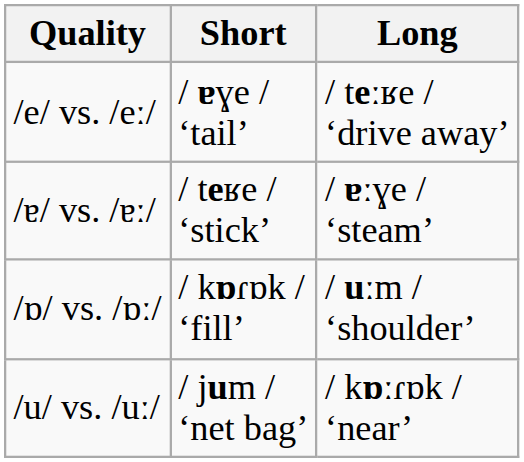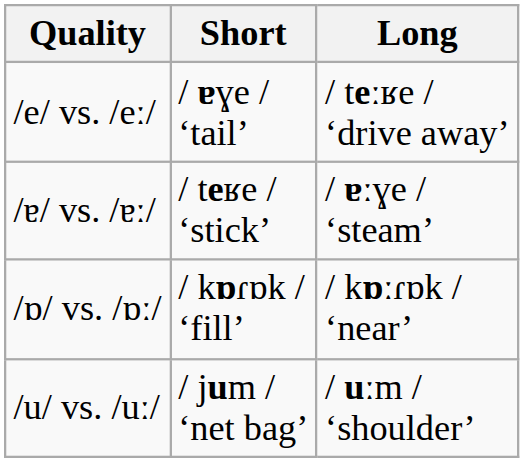(400, 308) / uːm / ‘shoulder’ -> (393, 308) / kɒːɾɒk / ‘near’
(393, 406) / kɒːɾɒk / ‘near’ -> (400, 406) / uːm / ‘shoulder’
